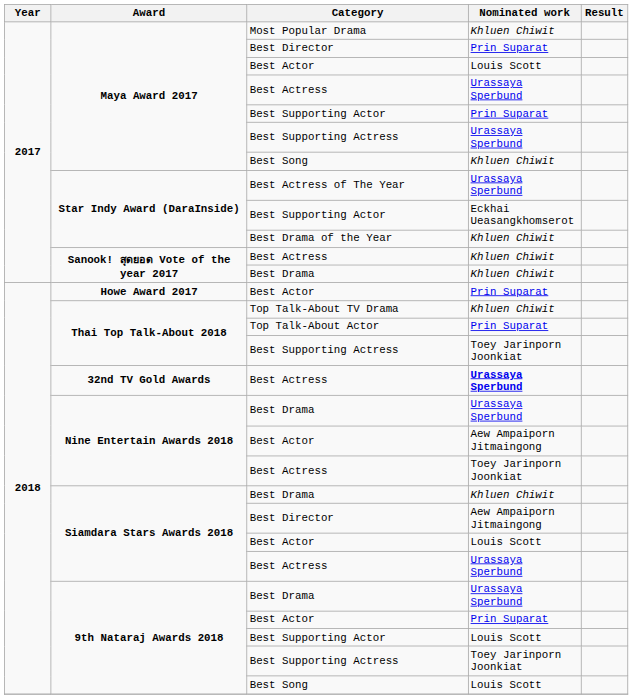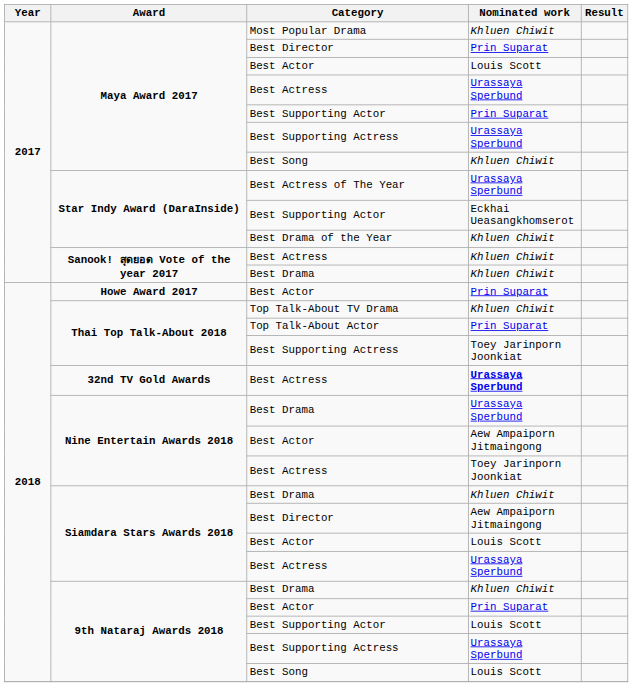(496, 596) Urassaya Sperbund -> (513, 590) Khluen Chiwit
(516, 661) Toey Jarinporn Joonkiat -> (496, 649) Urassaya Sperbund
